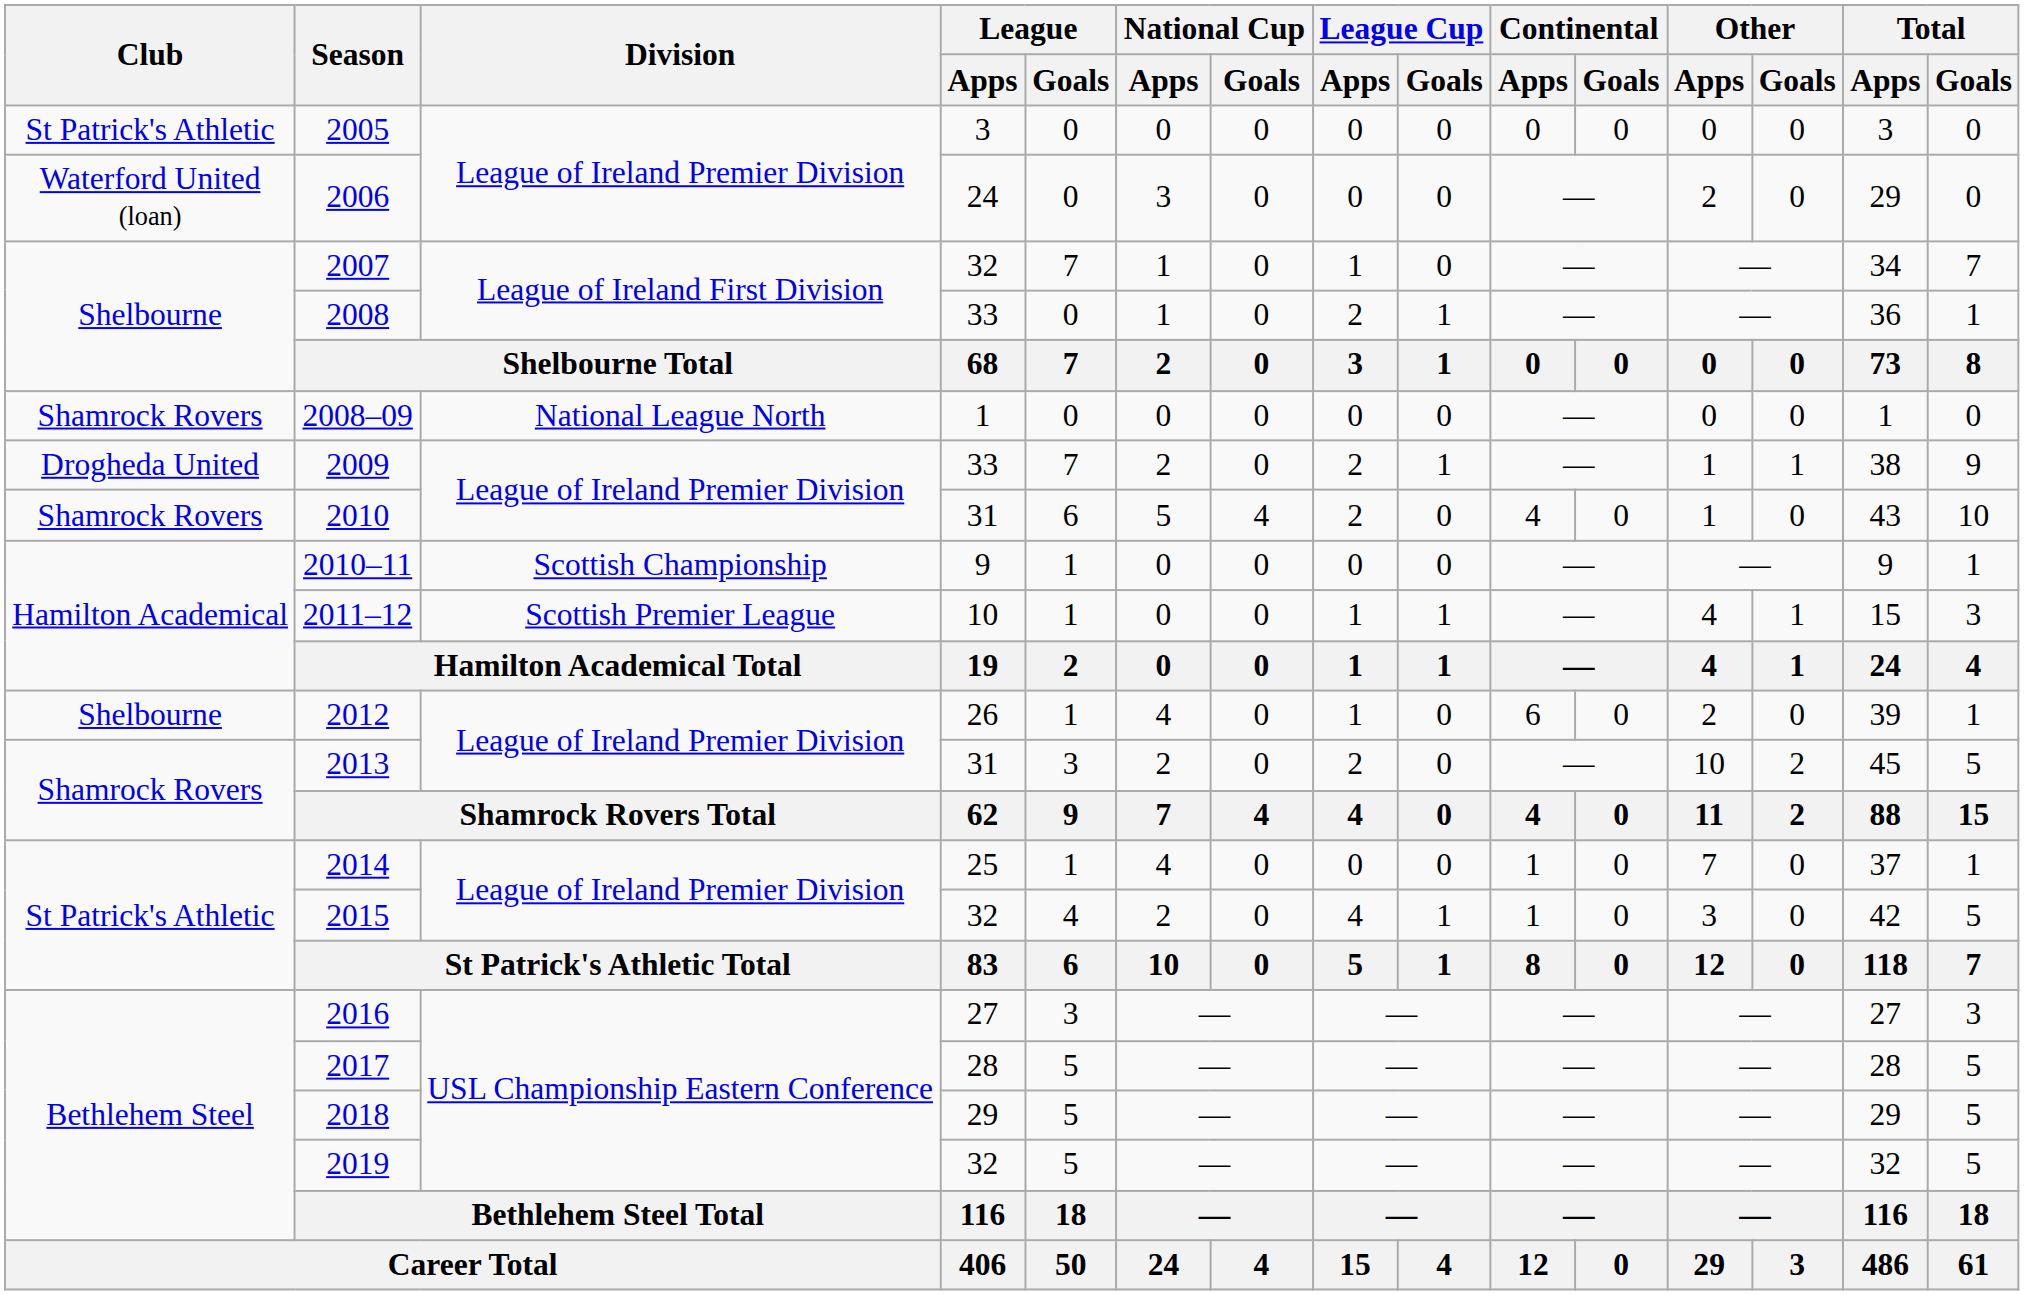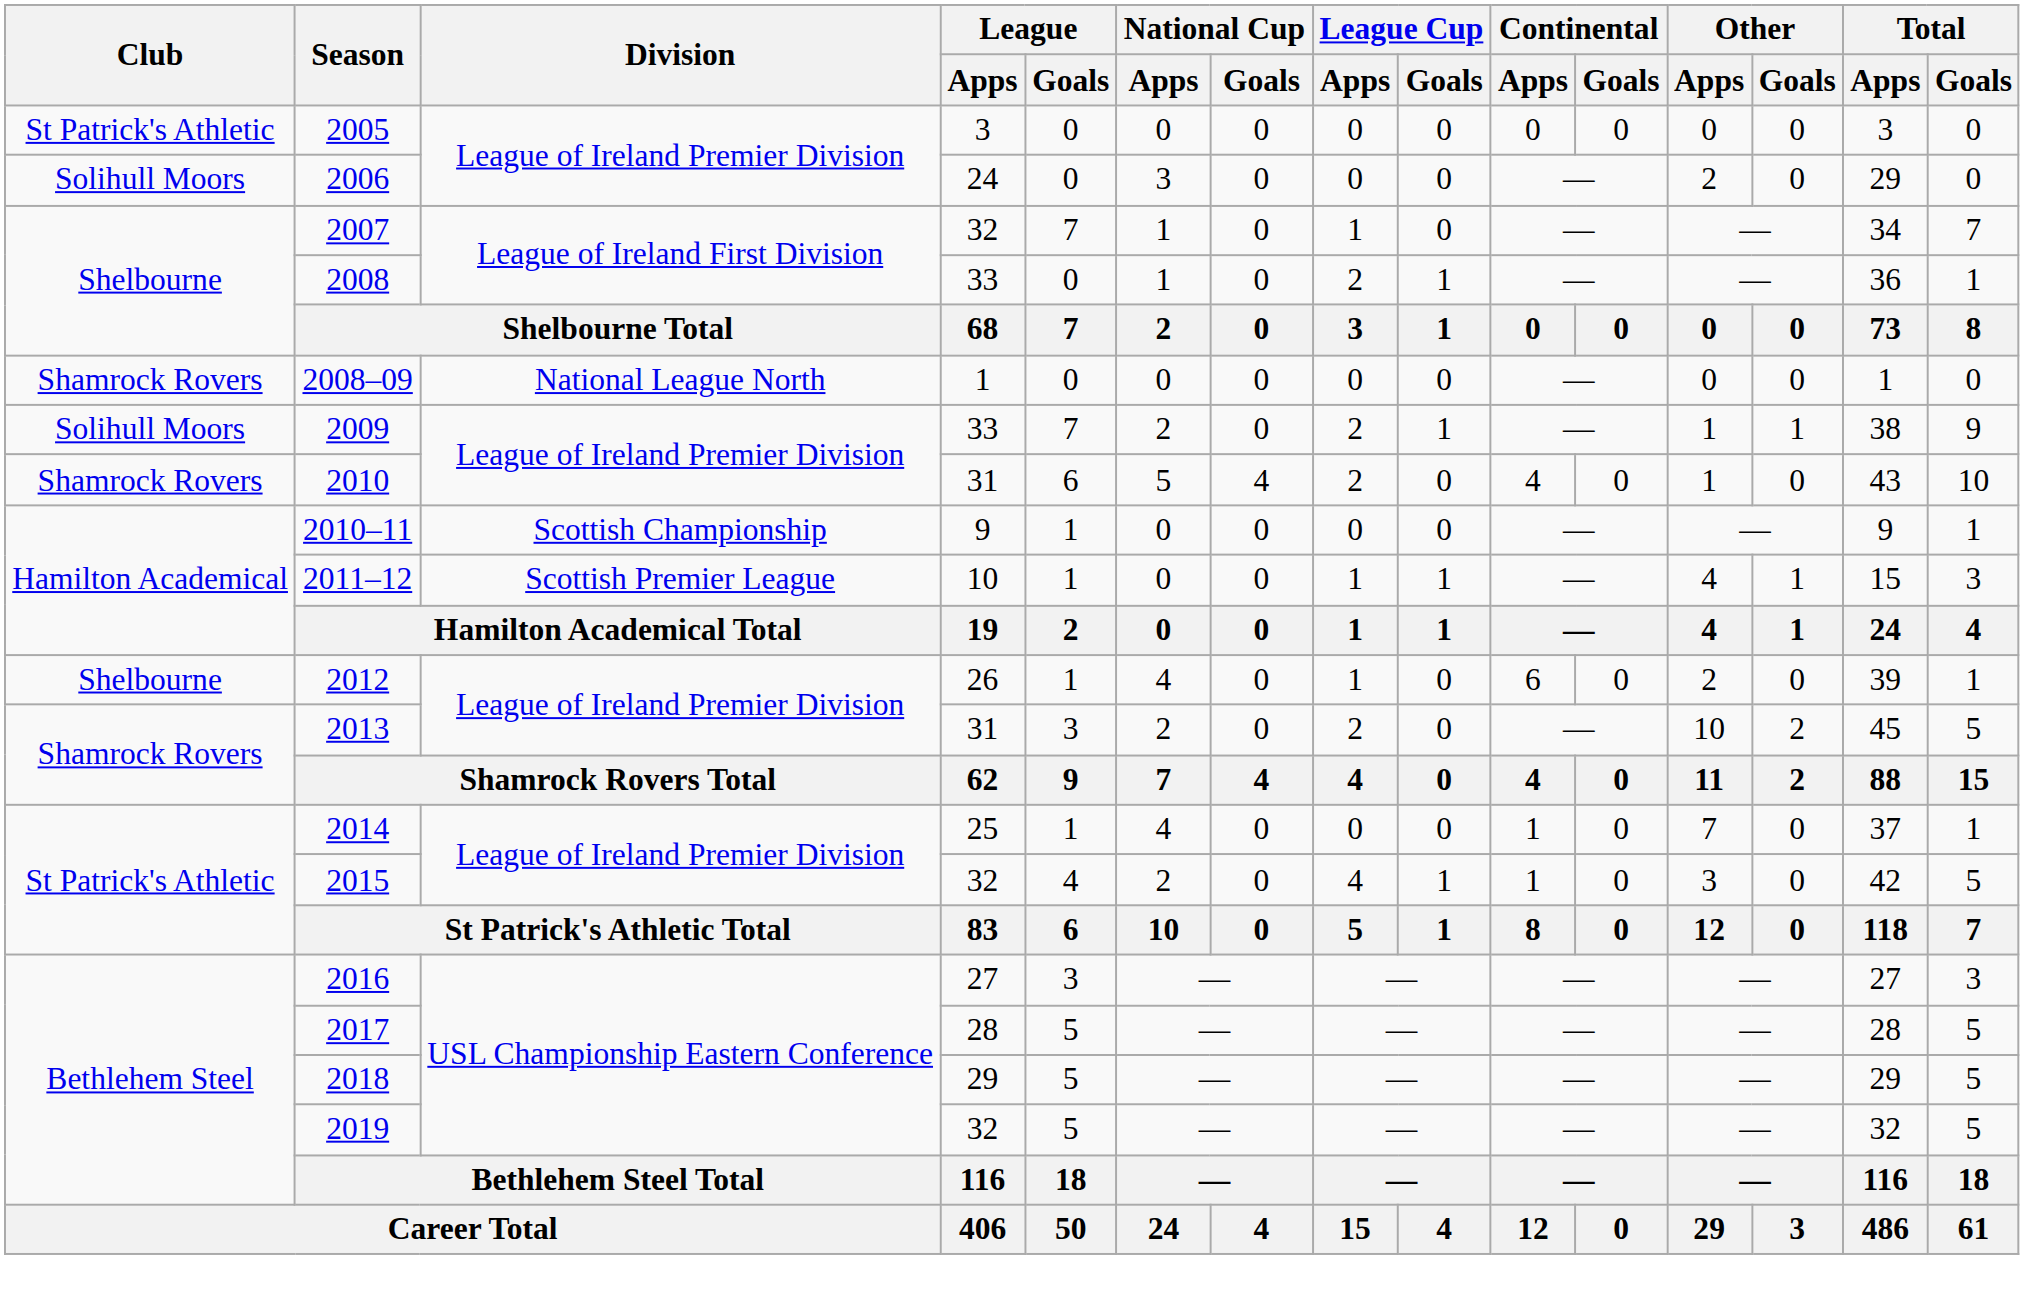(150, 197) Waterford United (loan) -> (150, 179) Solihull Moors
(150, 464) Drogheda United -> (150, 429) Solihull Moors
